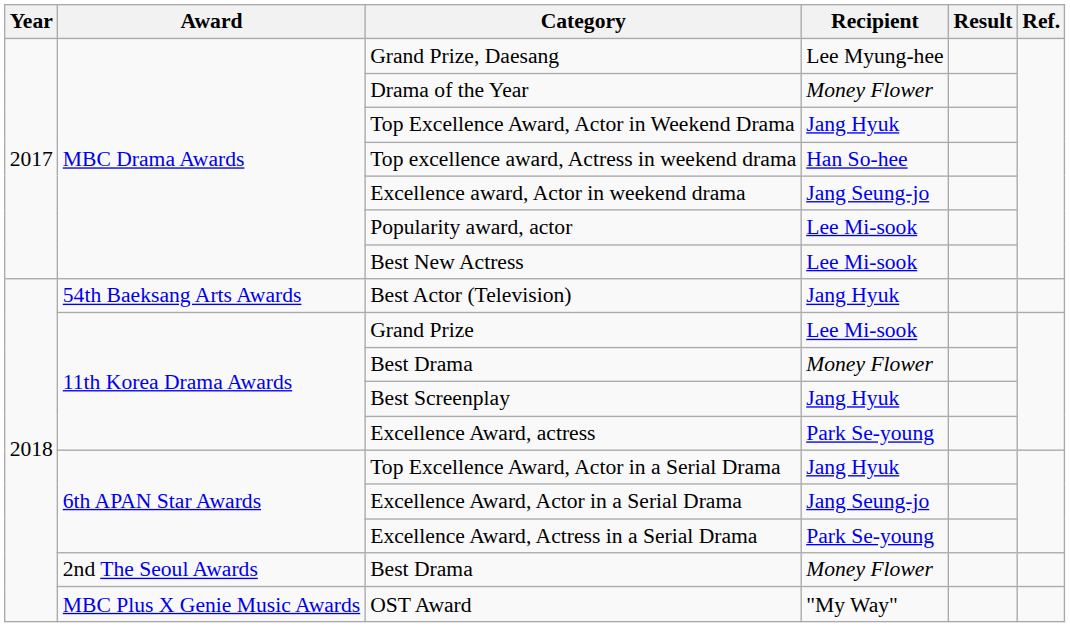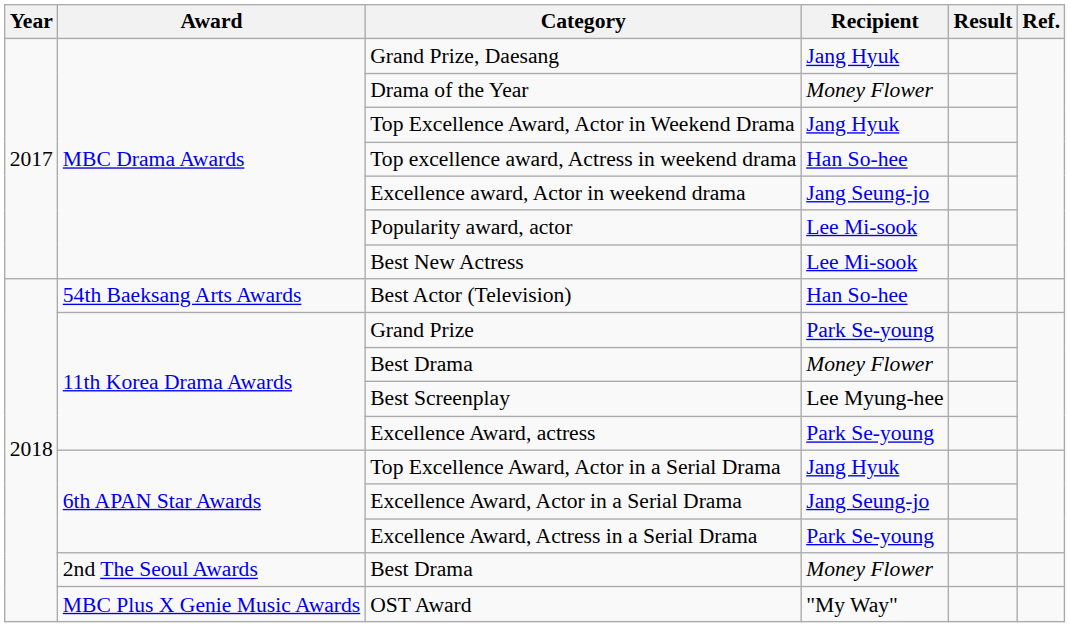(875, 55) Lee Myung-hee -> (853, 55) Jang Hyuk
(853, 295) Jang Hyuk -> (857, 295) Han So-hee
(862, 329) Lee Mi-sook -> (870, 329) Park Se-young
(853, 398) Jang Hyuk -> (875, 398) Lee Myung-hee
